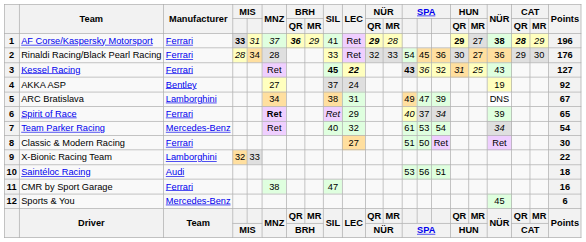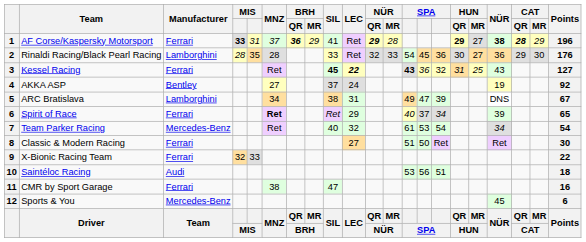(179, 55) Ferrari -> (191, 55) Lamborghini
(255, 55) 34 -> (255, 55) 35
(191, 157) Lamborghini -> (179, 157) Ferrari
